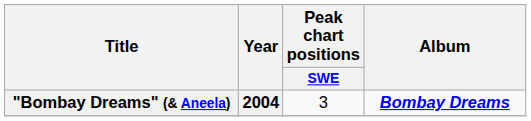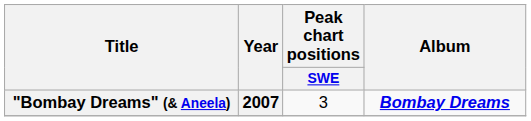(261, 102) 2004 -> (261, 102) 2007
